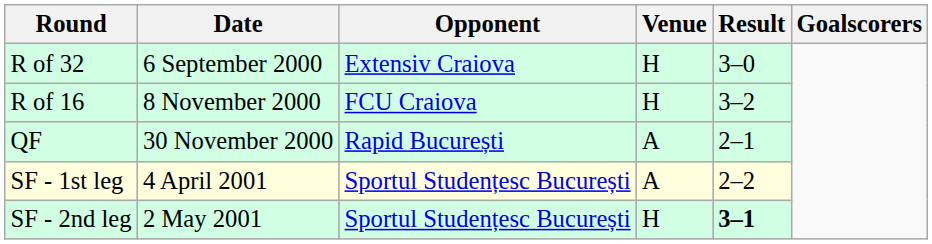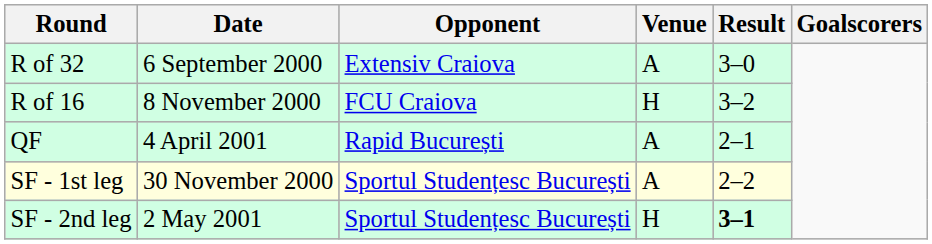(651, 63) H -> (651, 63) A
(238, 141) 30 November 2000 -> (205, 141) 4 April 2001
(205, 180) 4 April 2001 -> (238, 180) 30 November 2000
